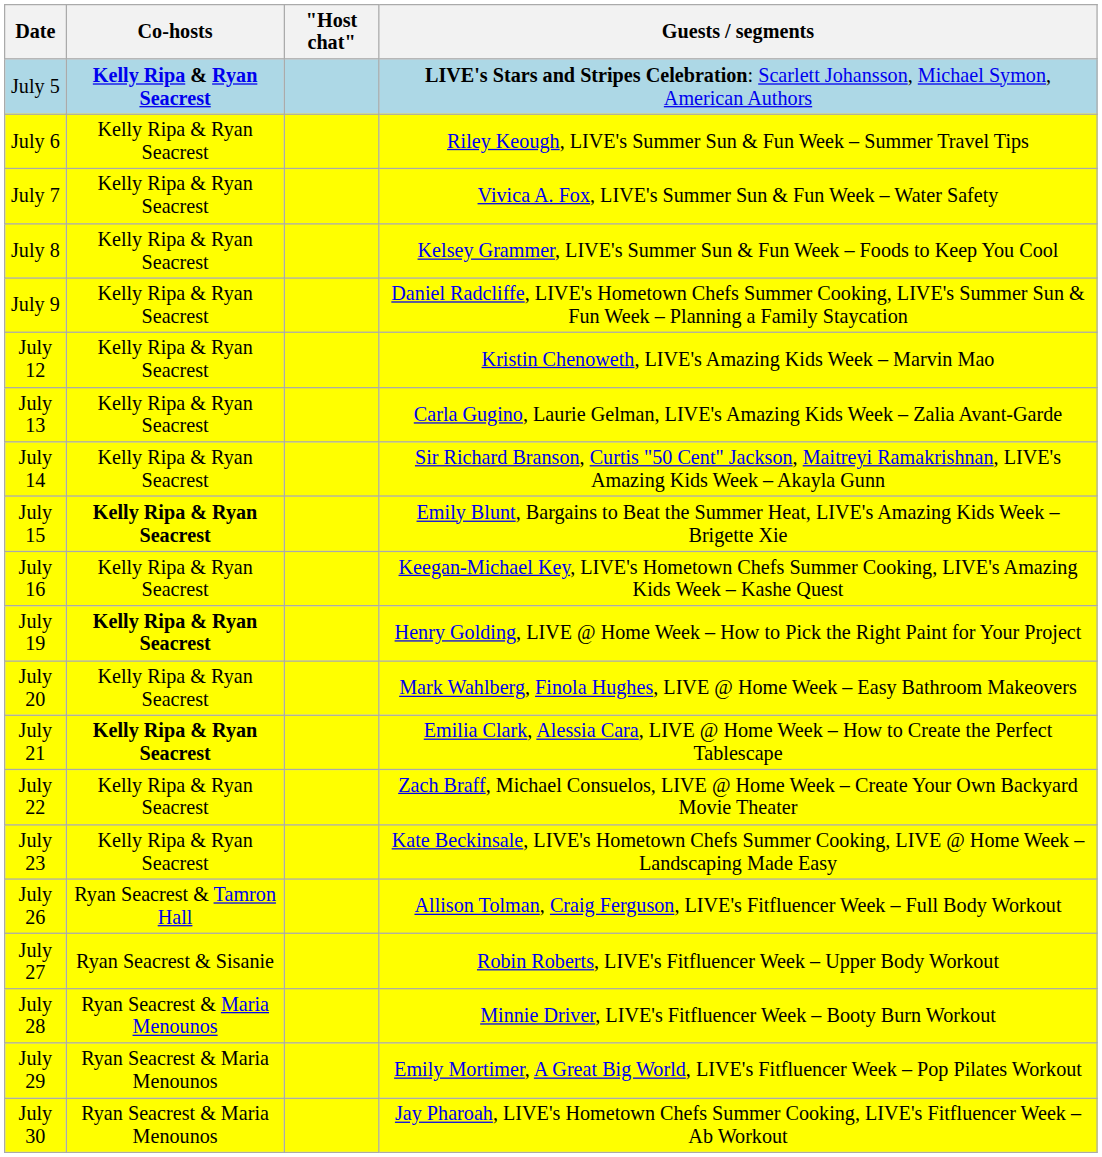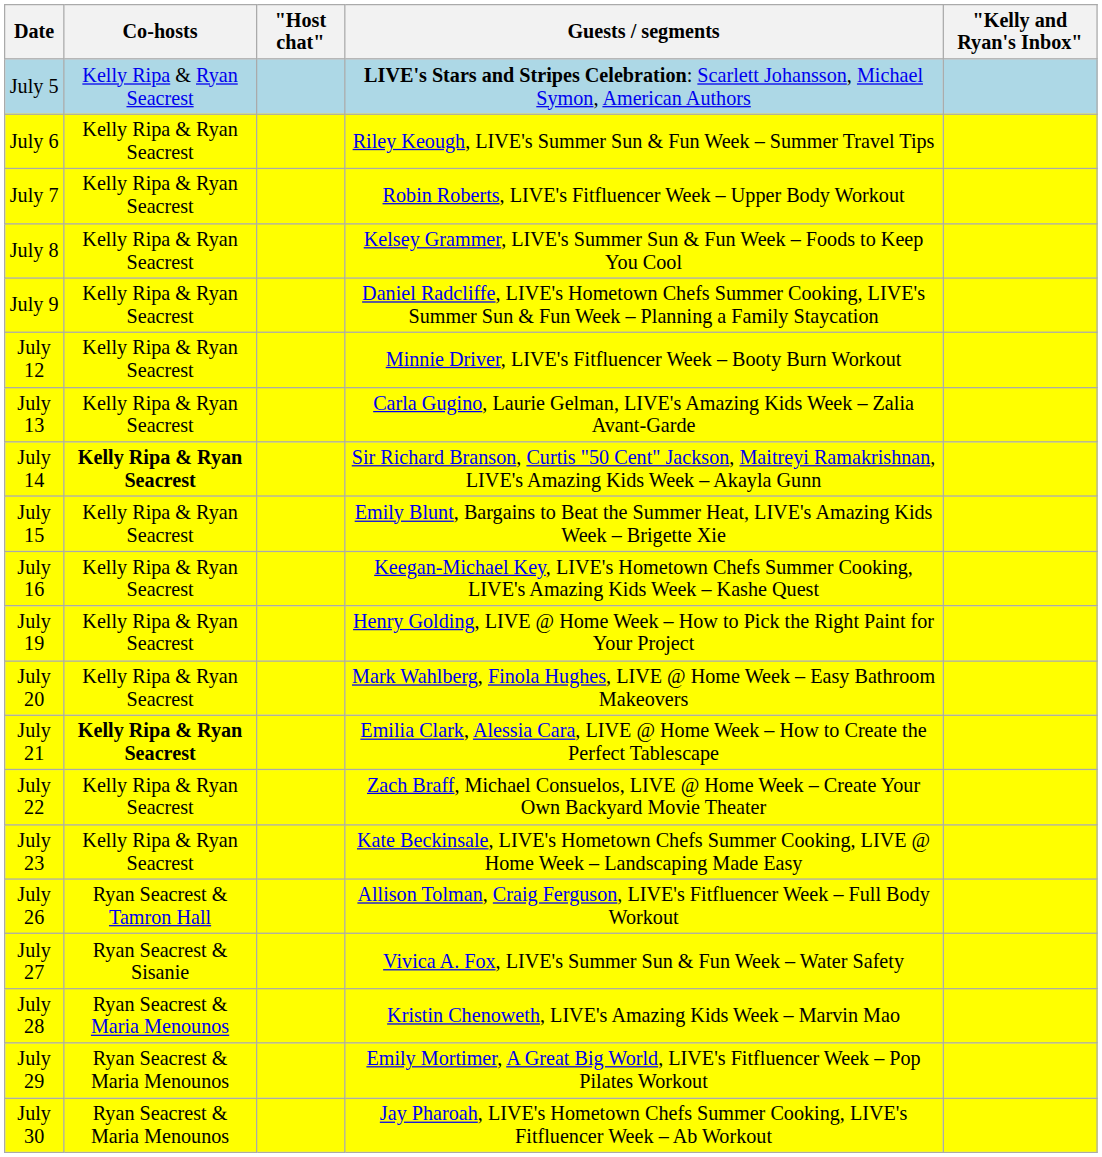+ column: (1020, 31)
(175, 86) bold -> (160, 86) normal
(738, 195) Vivica A. Fox, LIVE's Summer Sun & Fun Week – Water Safety -> (644, 195) Robin Roberts, LIVE's Fitfluencer Week – Upper Body Workout
(738, 359) Kristin Chenoweth, LIVE's Amazing Kids Week – Marvin Mao -> (644, 359) Minnie Driver, LIVE's Fitfluencer Week – Booty Burn Workout
(175, 469) normal -> (160, 469) bold
(175, 523) bold -> (160, 523) normal
(175, 633) bold -> (160, 633) normal
(738, 960) Robin Roberts, LIVE's Fitfluencer Week – Upper Body Workout -> (644, 960) Vivica A. Fox, LIVE's Summer Sun & Fun Week – Water Safety
(738, 1015) Minnie Driver, LIVE's Fitfluencer Week – Booty Burn Workout -> (644, 1015) Kristin Chenoweth, LIVE's Amazing Kids Week – Marvin Mao
